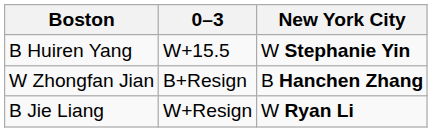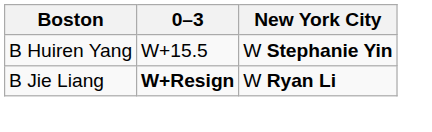- row: (82, 80)
(208, 111) normal -> (188, 80) bold
